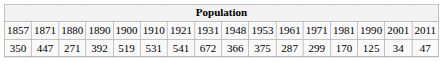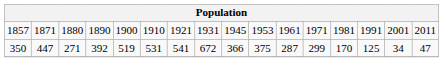(235, 30) 1948 -> (235, 30) 1945
(371, 30) 1990 -> (371, 30) 1991
